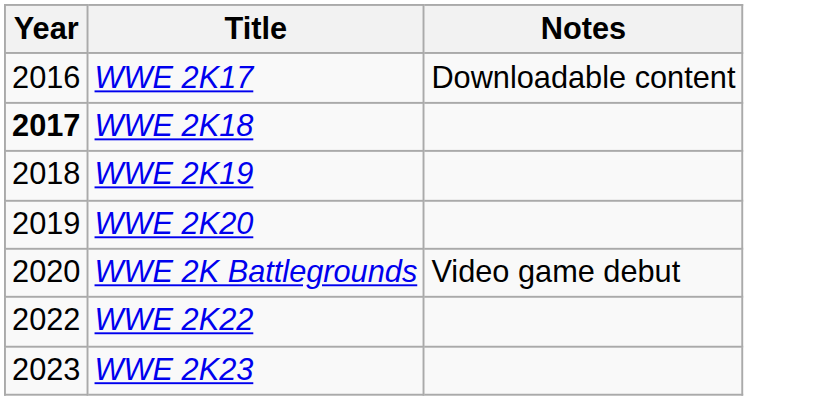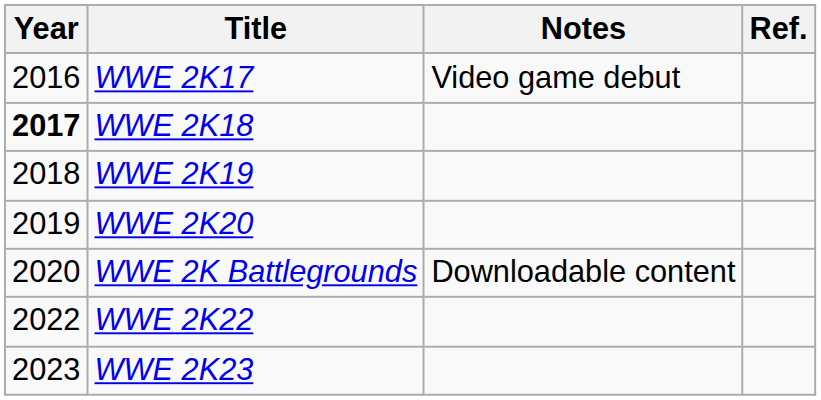+ column: (779, 28)
(583, 77) Downloadable content -> (556, 77) Video game debut
(556, 272) Video game debut -> (583, 272) Downloadable content
